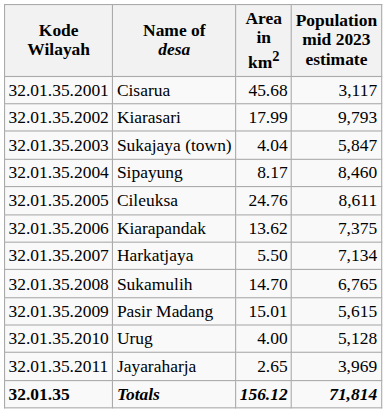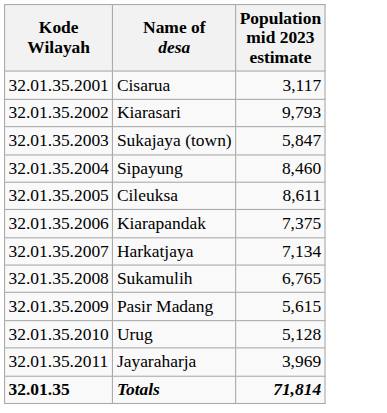- column: (264, 40)
